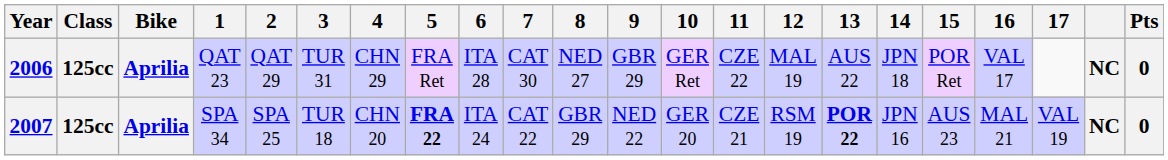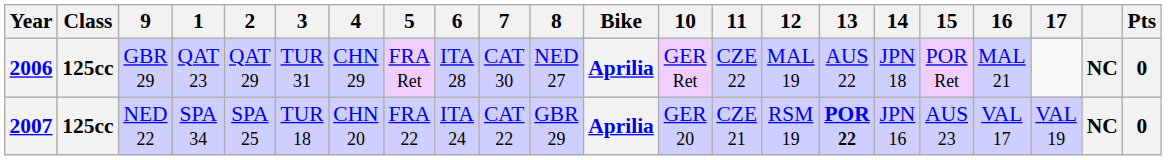columns swapped: (156, 21) <-> (634, 21)
(1004, 67) VAL 17 -> (1002, 67) MAL 21
(432, 125) bold -> (409, 125) normal
(1004, 125) MAL 21 -> (1002, 125) VAL 17
